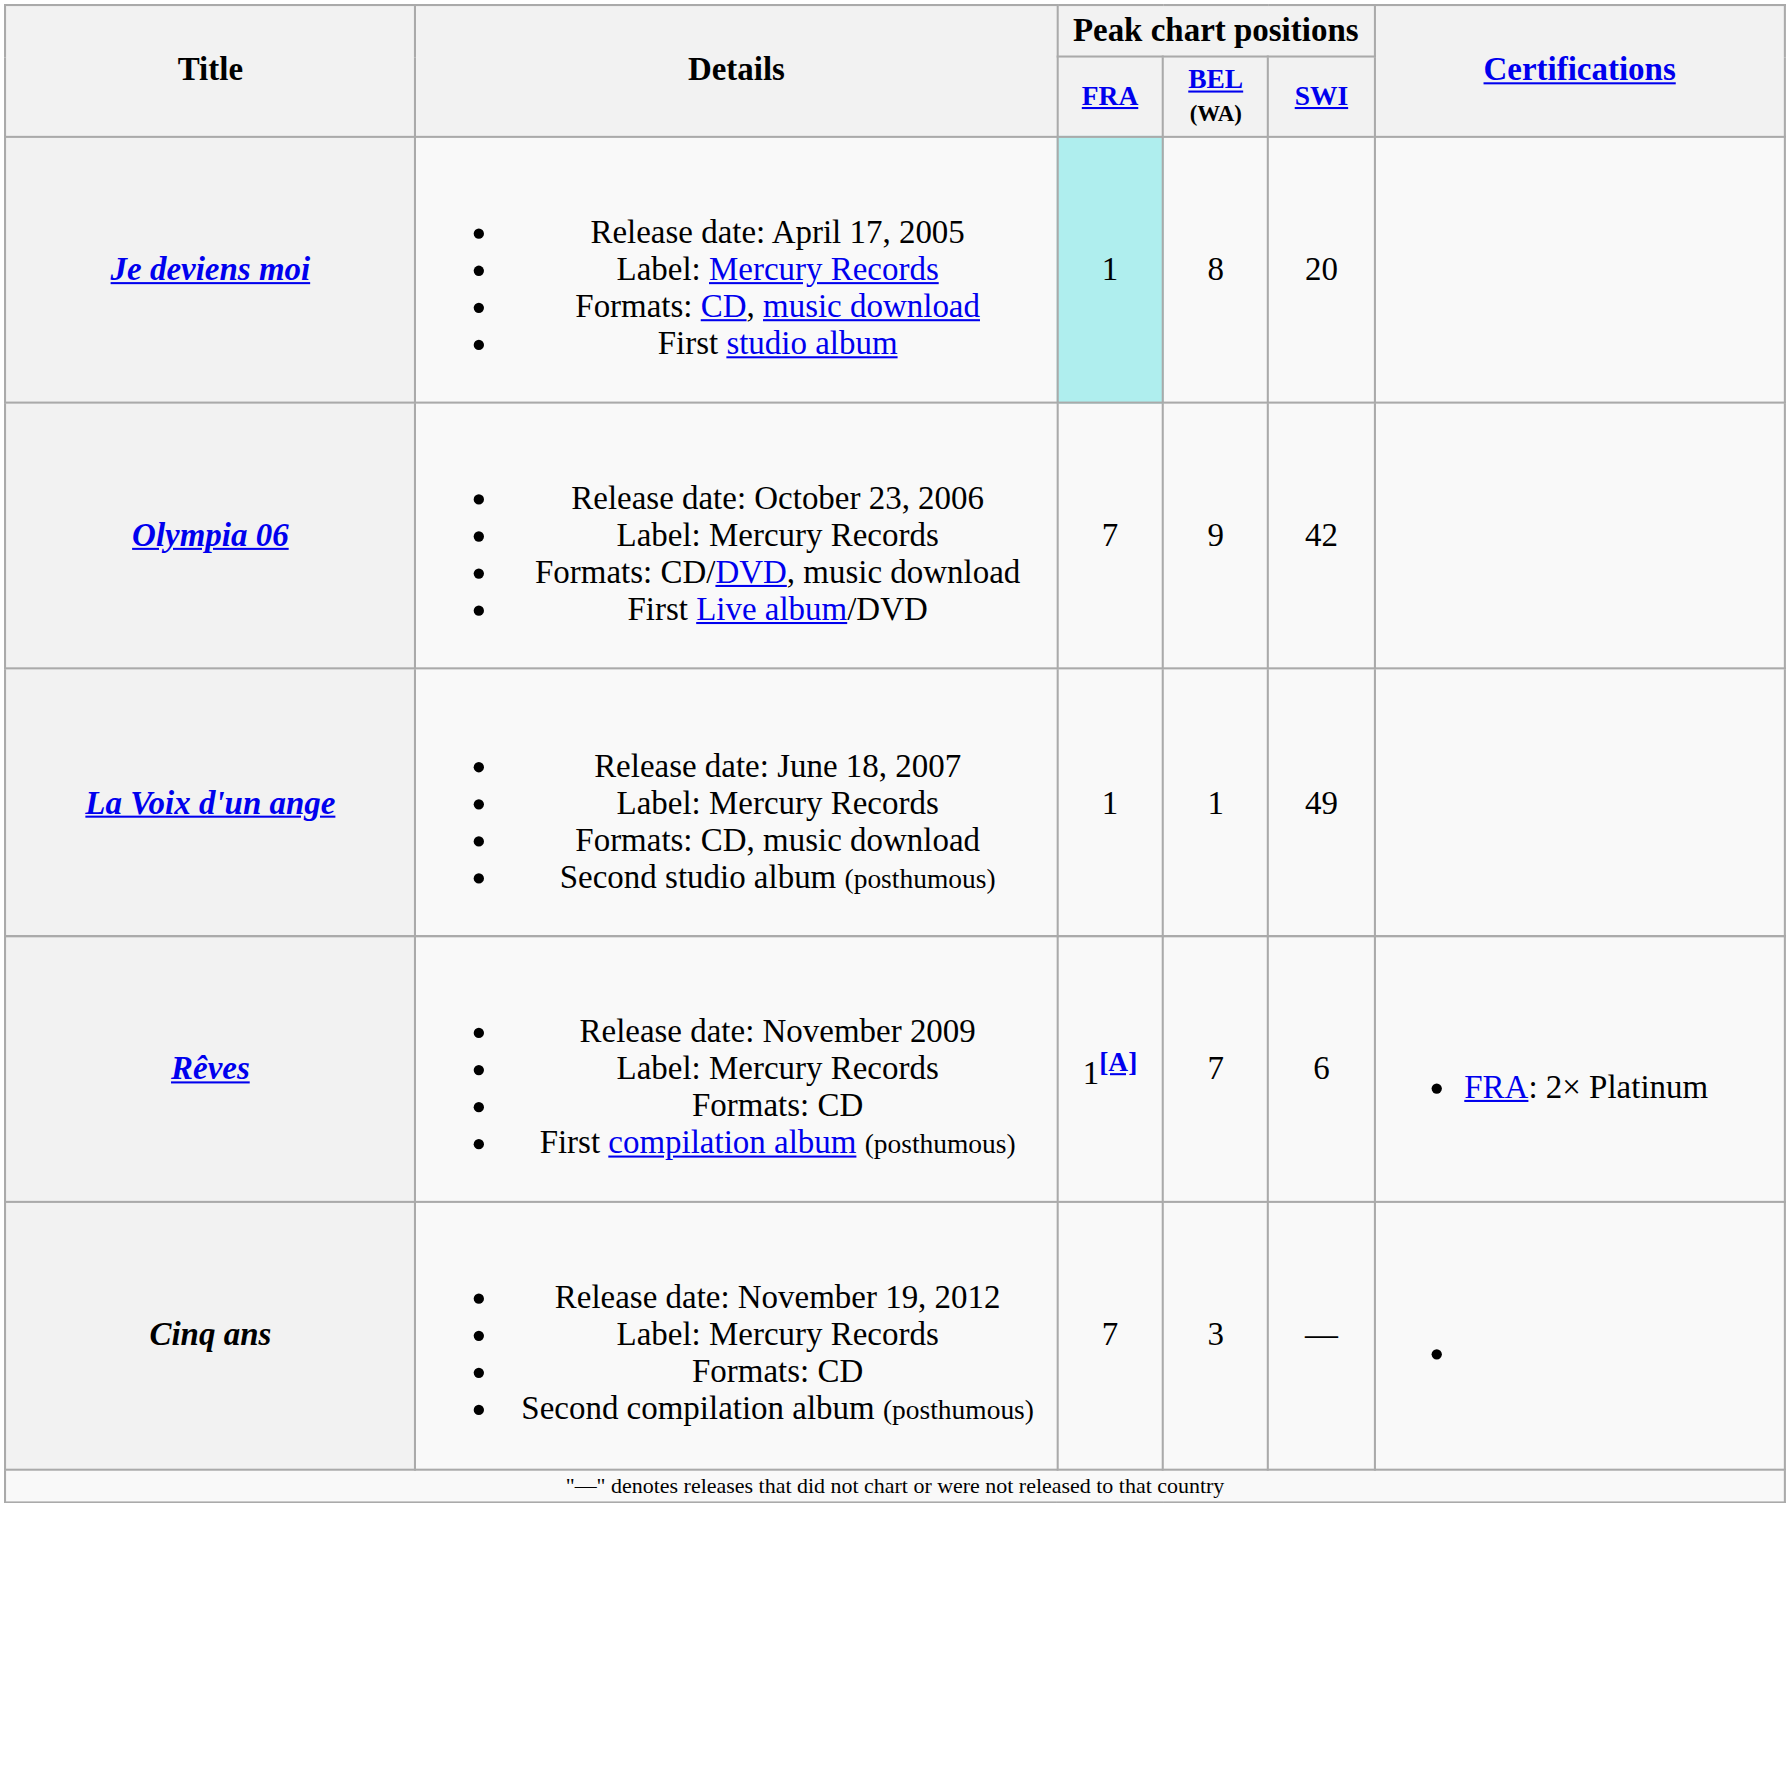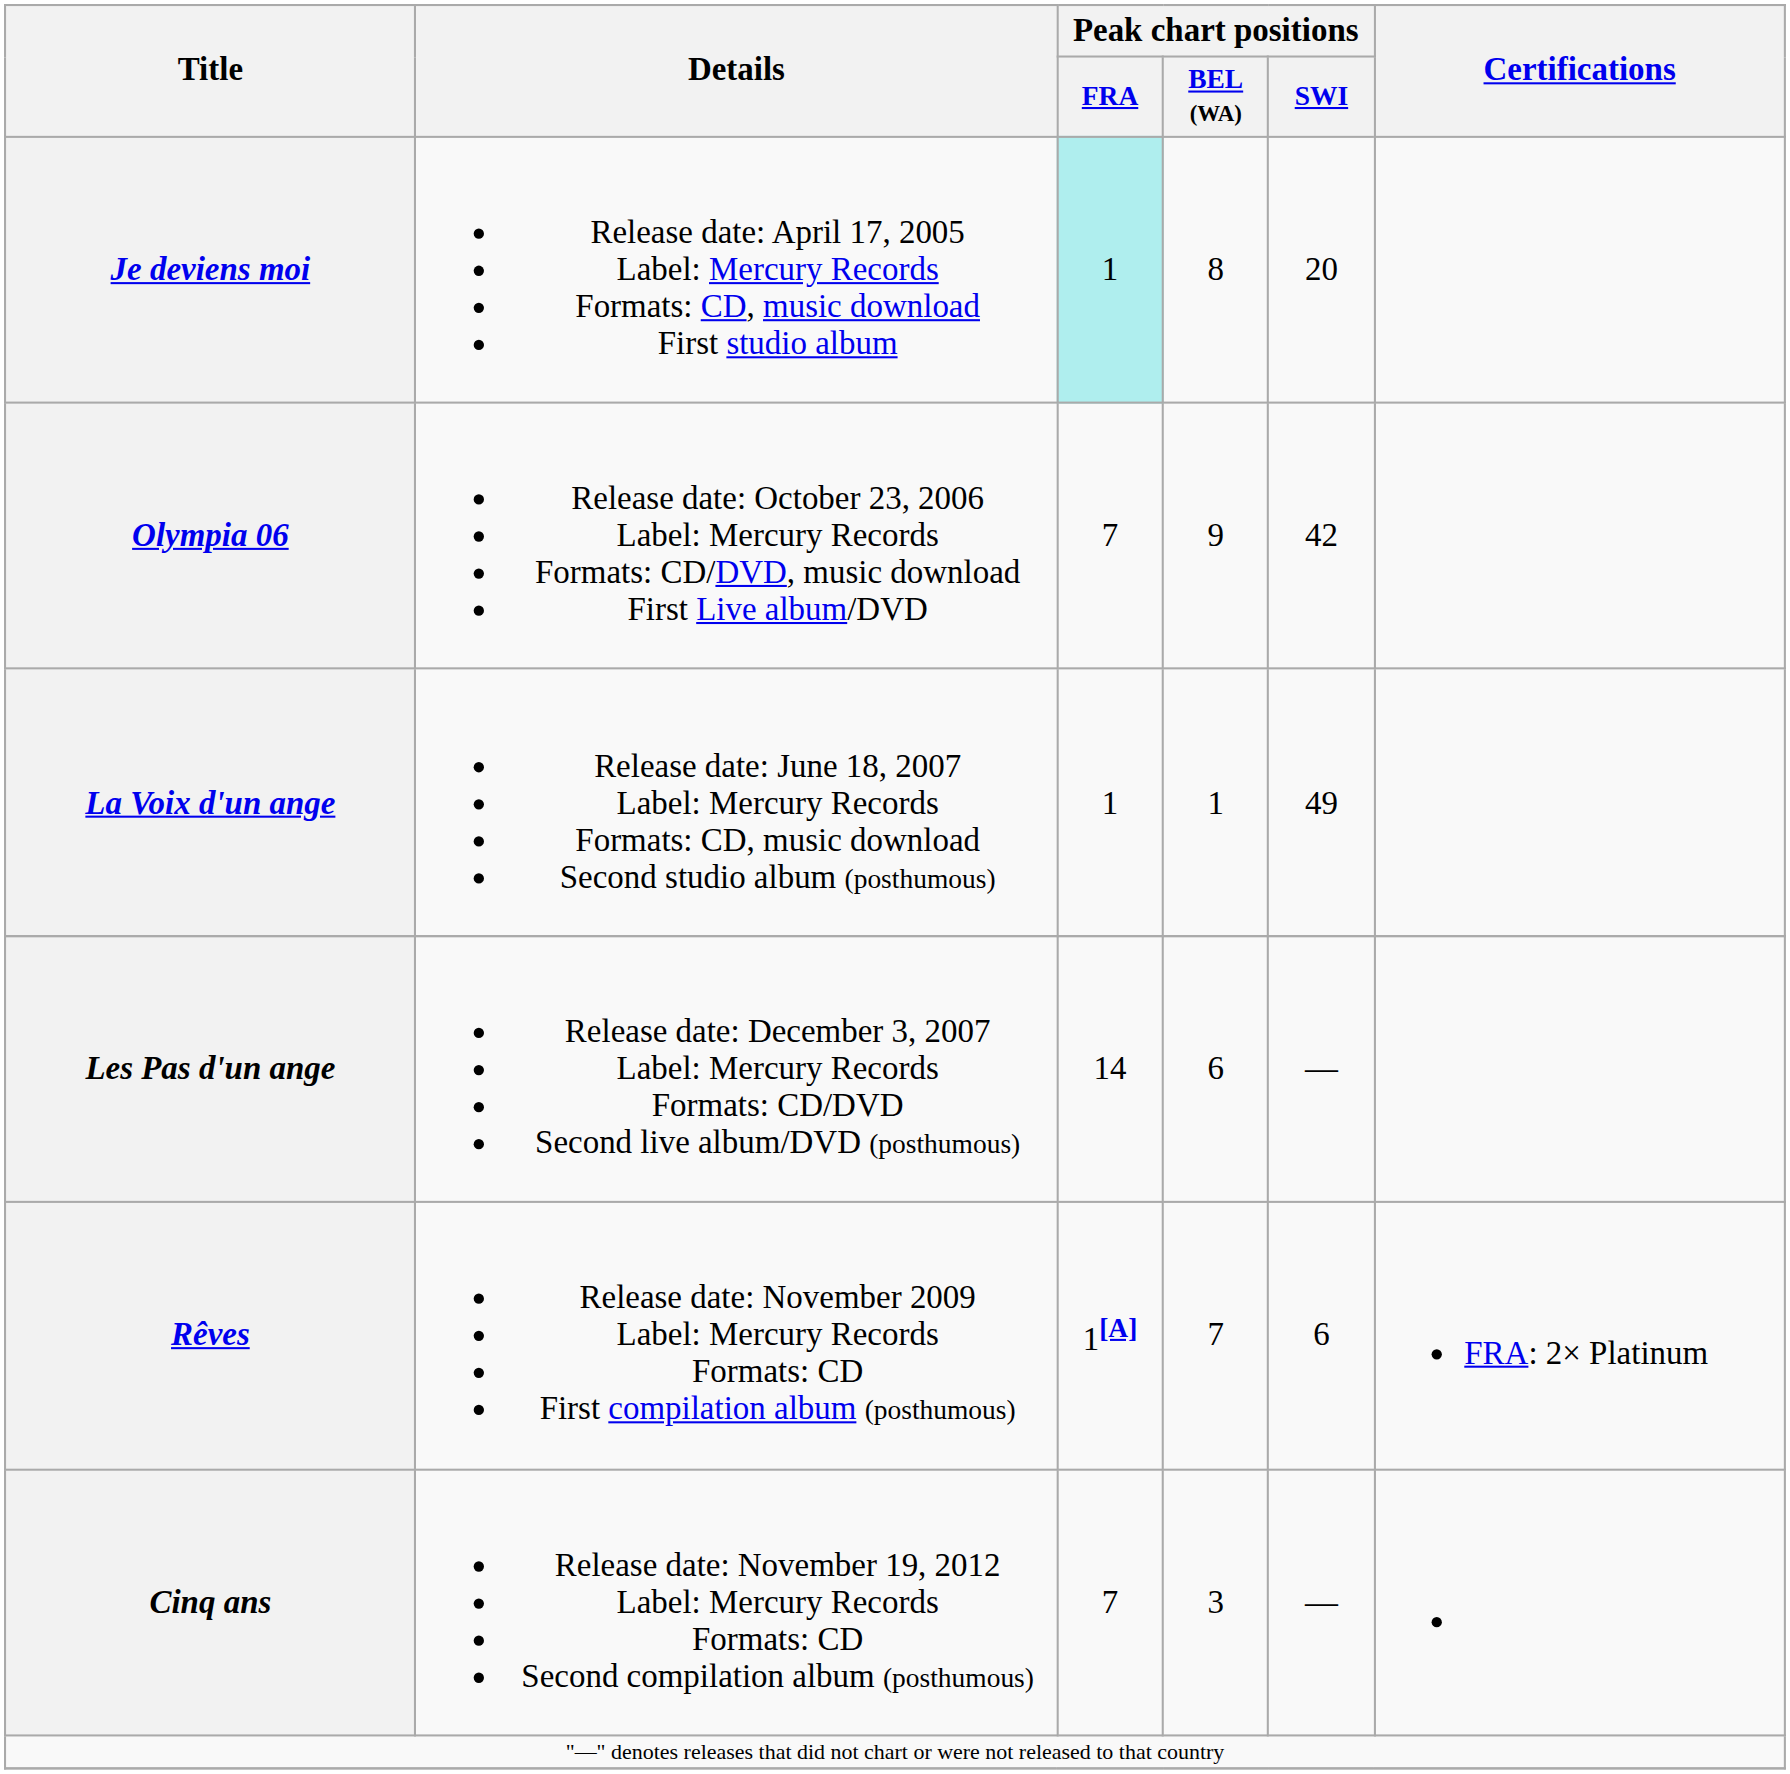+ row: (210, 1068)
